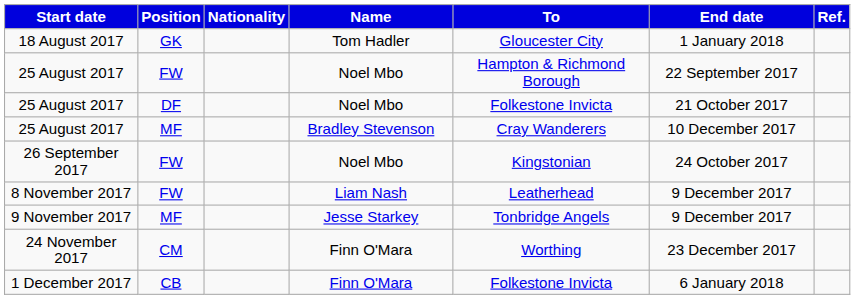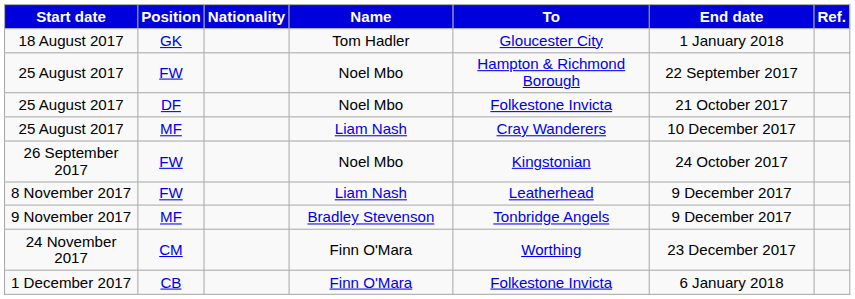(371, 129) Bradley Stevenson -> (371, 129) Liam Nash
(371, 218) Jesse Starkey -> (371, 218) Bradley Stevenson
